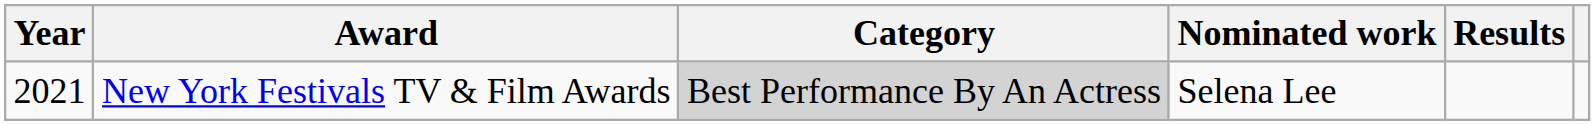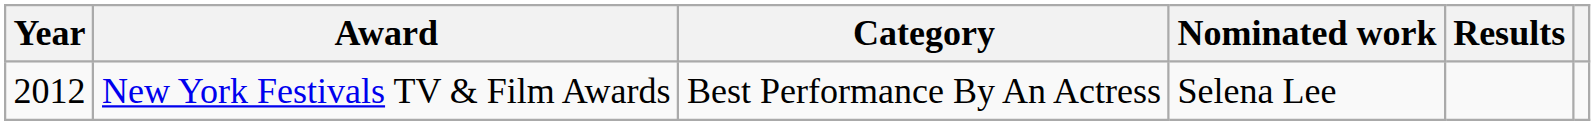(49, 90) 2021 -> (49, 90) 2012
(924, 90) lightgrey background -> (924, 90) no background
